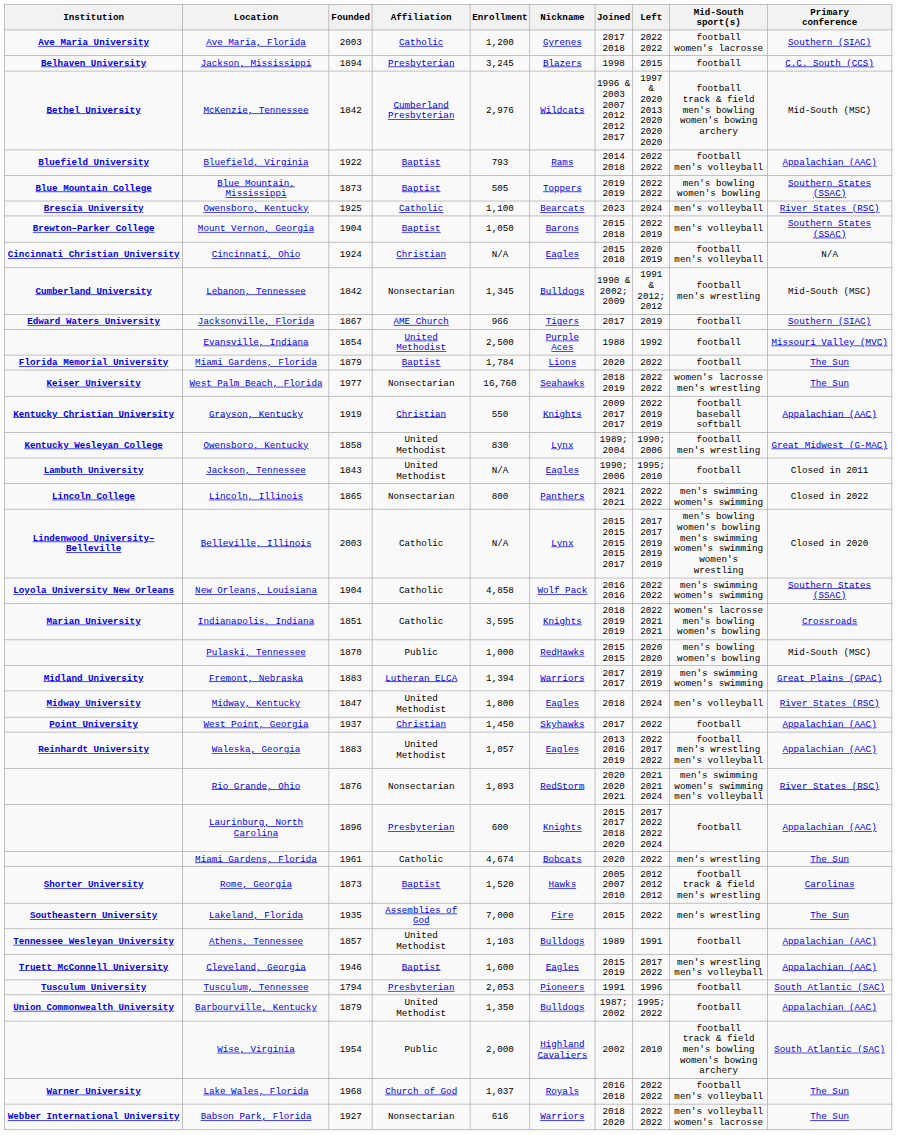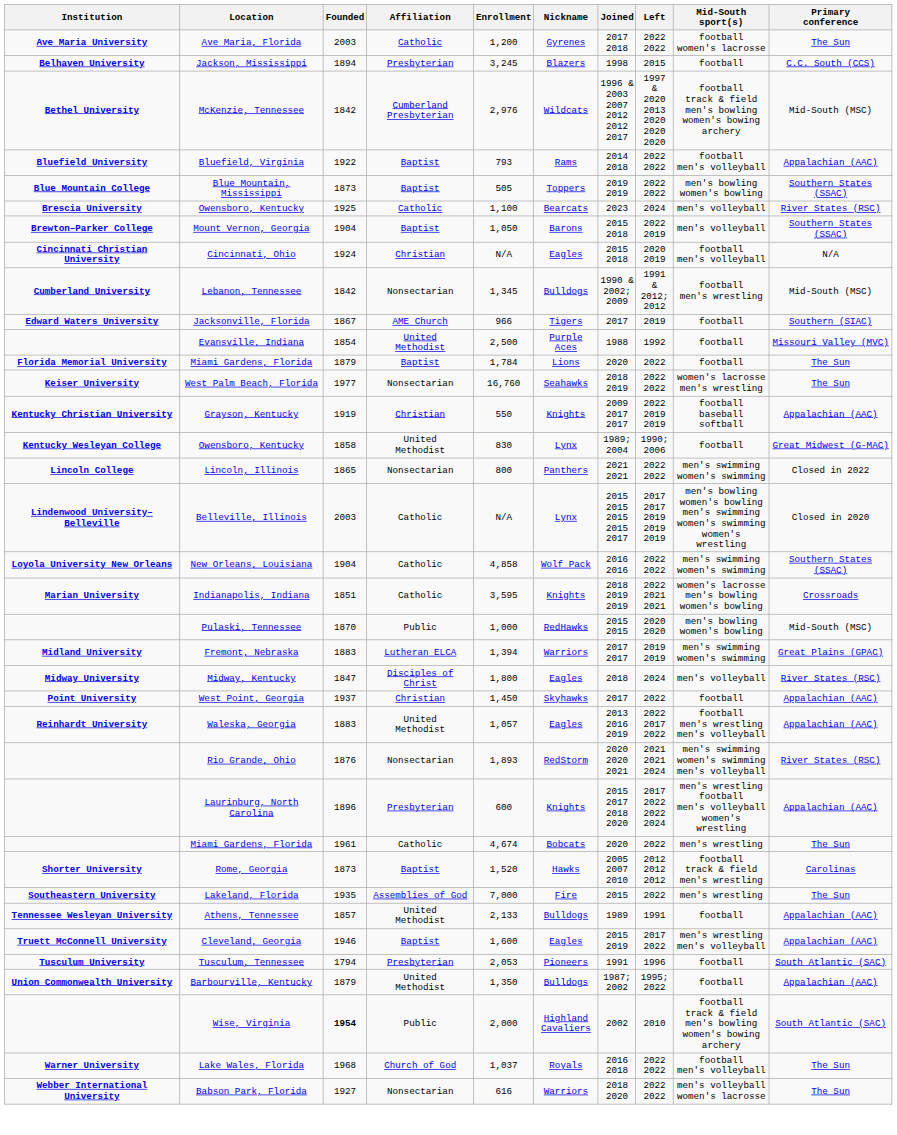(830, 43) Southern (SIAC) -> (831, 43) The Sun
(719, 445) football men's wrestling -> (721, 445) football
- row: (94, 471)
(421, 704) United Methodist -> (420, 678) Disciples of Christ
(719, 828) football -> (721, 808) men's wrestling football men's volleyball women's wrestling
(500, 941) 1,103 -> (504, 916) 2,133
(351, 1050) normal -> (345, 1024) bold
